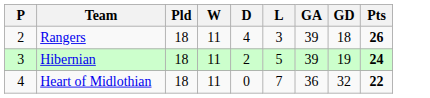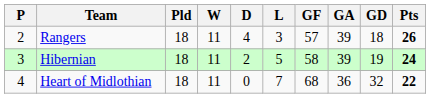+ column: (311, 15)
